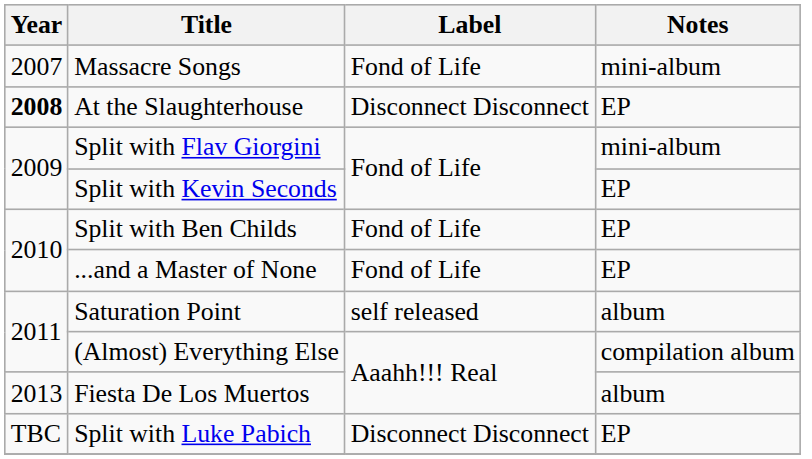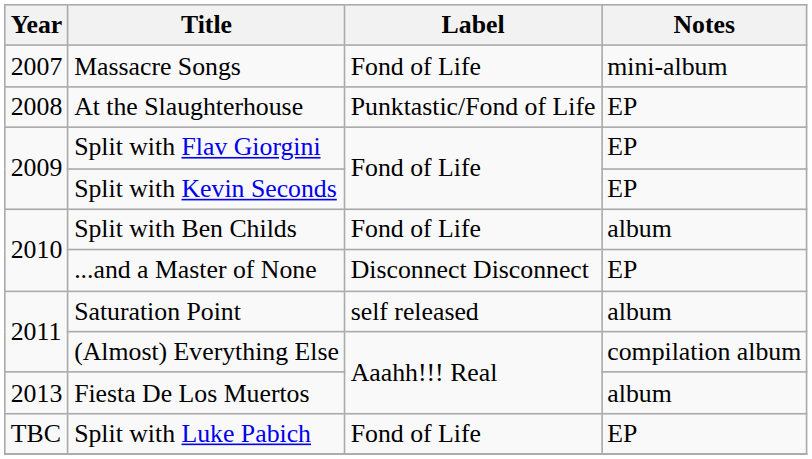(37, 106) bold -> (37, 106) normal
(470, 106) Disconnect Disconnect -> (473, 106) Punktastic/Fond of Life
(661, 147) mini-album -> (622, 147) EP
(616, 229) EP -> (639, 229) album
(416, 270) Fond of Life -> (470, 270) Disconnect Disconnect
(470, 433) Disconnect Disconnect -> (416, 433) Fond of Life
